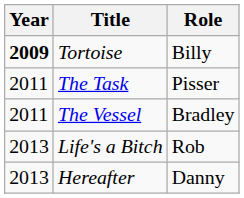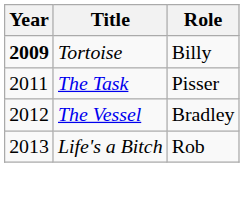(29, 114) 2011 -> (29, 114) 2012
- row: (96, 177)
